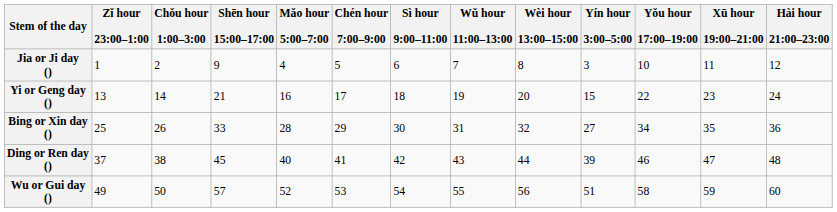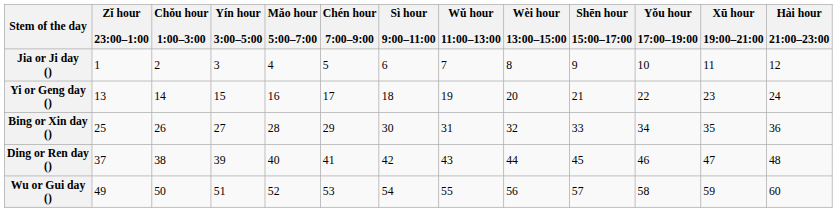columns swapped: (608, 26) <-> (244, 26)
